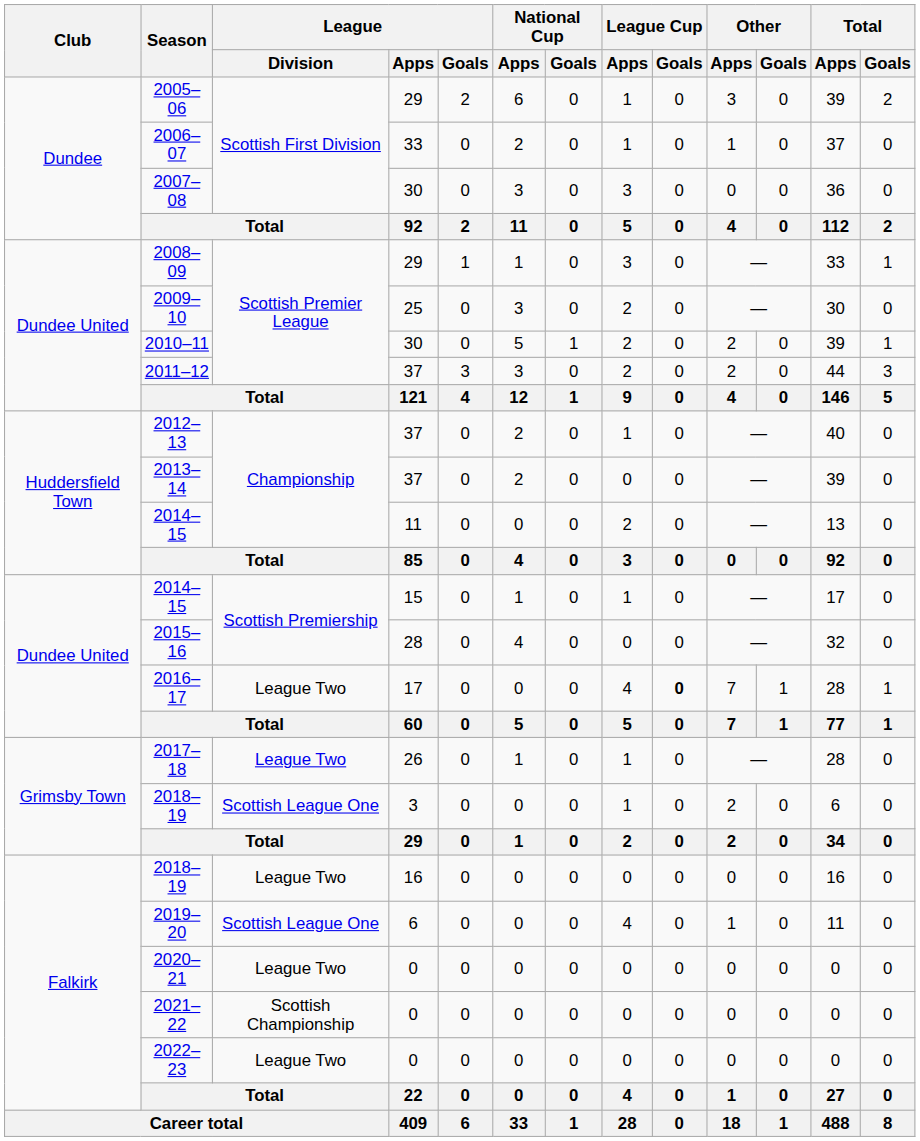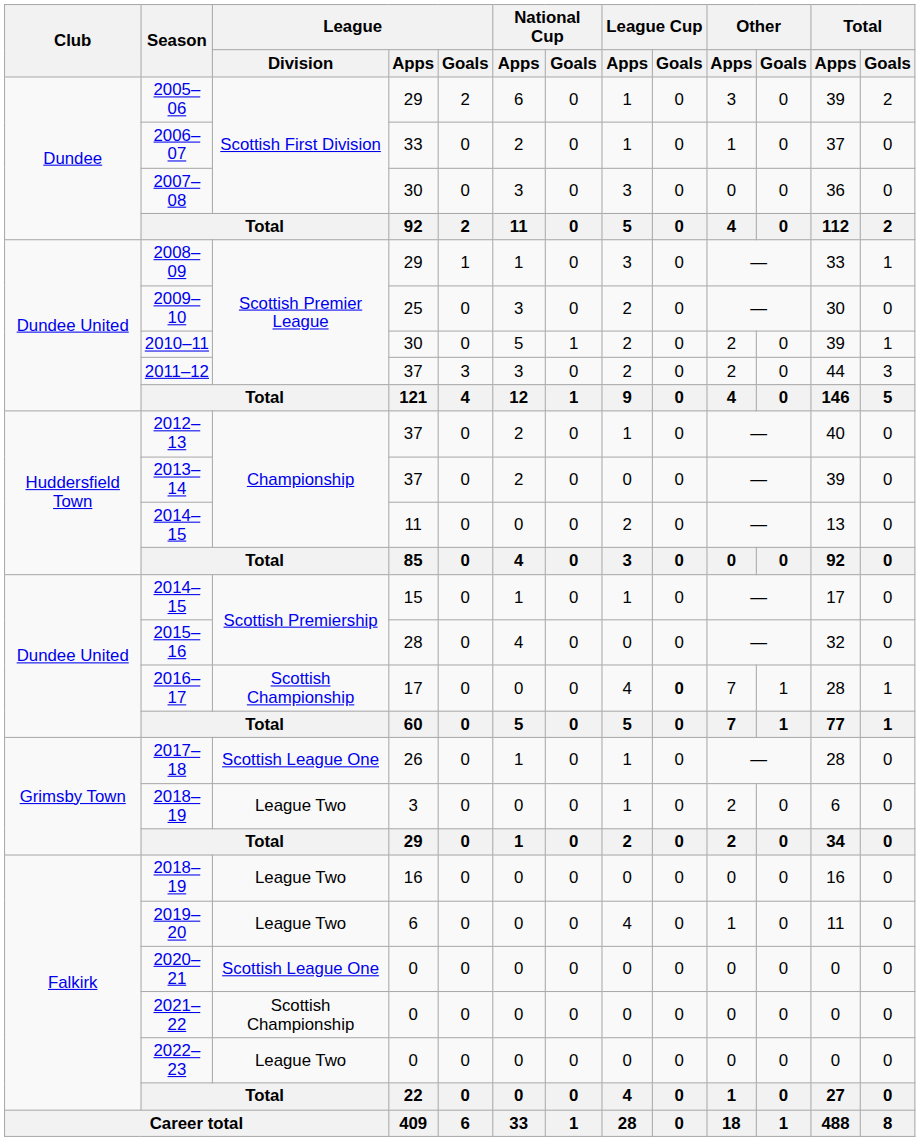(301, 688) League Two -> (301, 688) Scottish Championship
(301, 760) League Two -> (301, 760) Scottish League One
(301, 805) Scottish League One -> (301, 805) League Two
(301, 923) Scottish League One -> (301, 923) League Two
(301, 969) League Two -> (301, 969) Scottish League One
